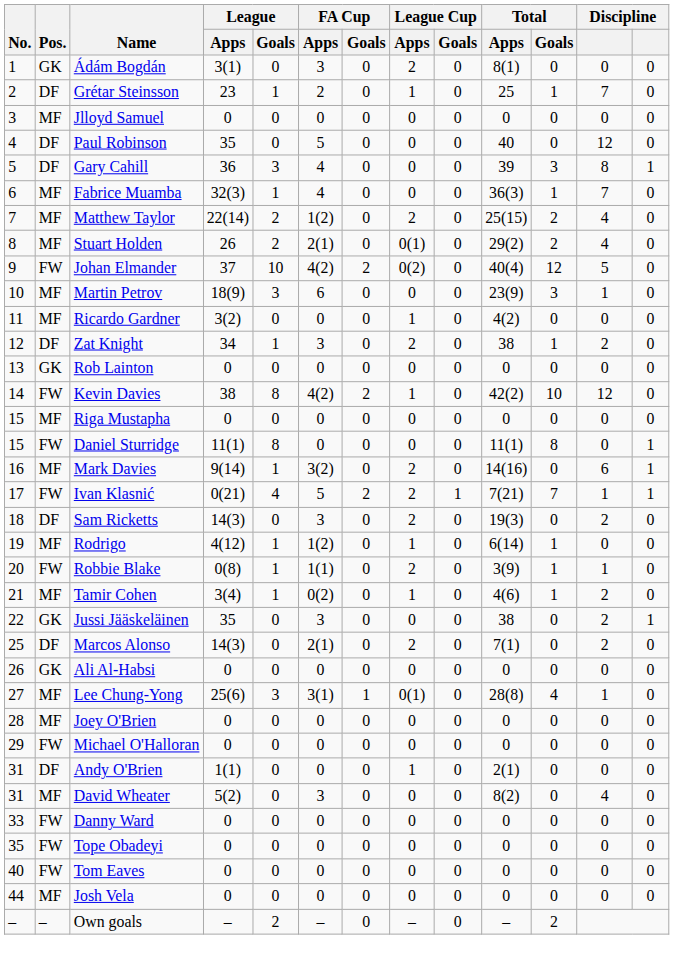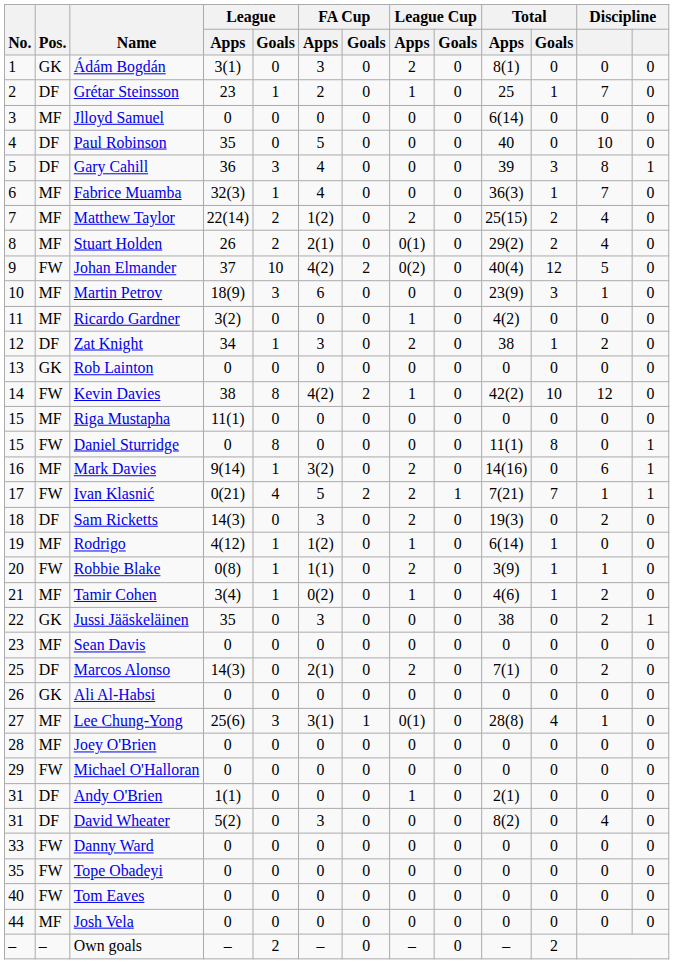(506, 117) 0 -> (506, 117) 6(14)
(605, 142) 12 -> (605, 142) 10
(228, 419) 0 -> (228, 419) 11(1)
(228, 444) 11(1) -> (228, 444) 0
+ row: (110, 645)
(50, 795) MF -> (49, 820) DF
